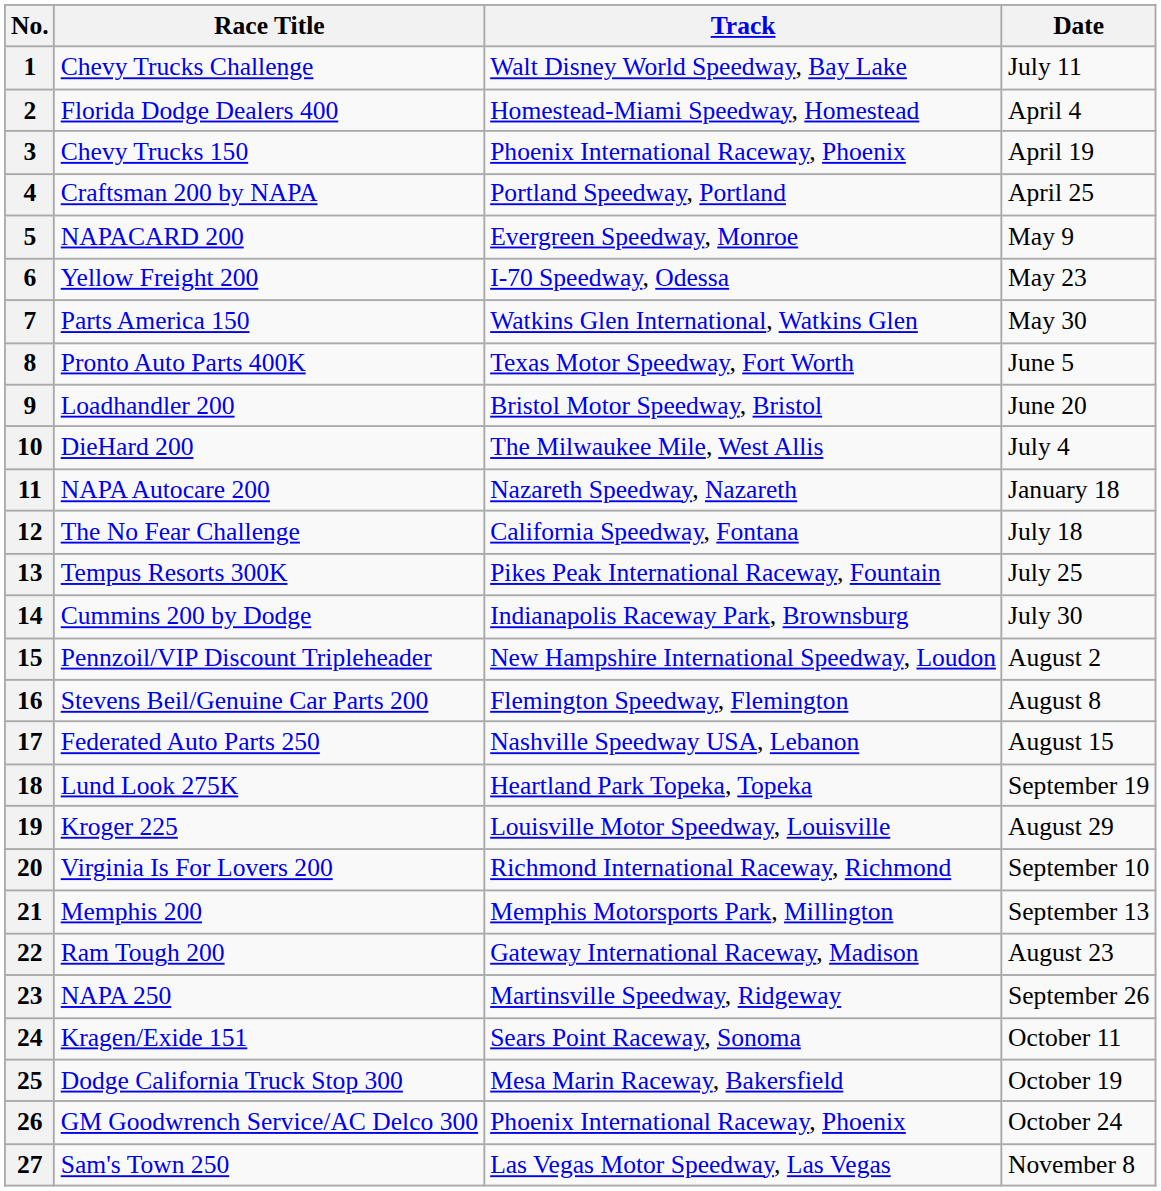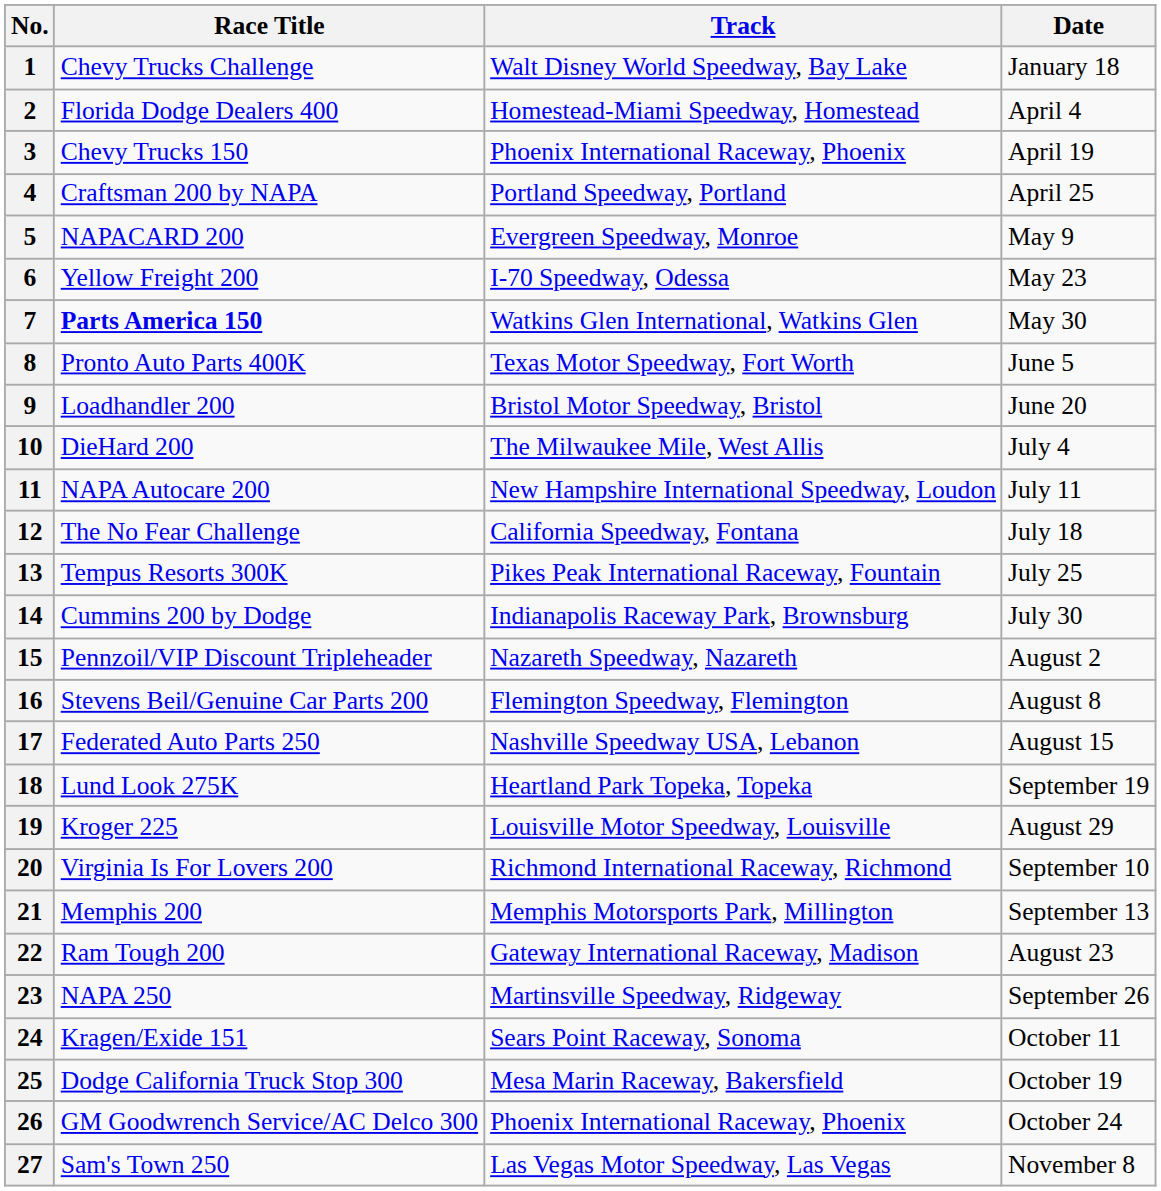(1045, 67) July 11 -> (1064, 67) January 18
(155, 320) normal -> (161, 320) bold
(644, 489) Nazareth Speedway, Nazareth -> (743, 489) New Hampshire International Speedway, Loudon
(1064, 489) January 18 -> (1045, 489) July 11
(743, 657) New Hampshire International Speedway, Loudon -> (644, 657) Nazareth Speedway, Nazareth
